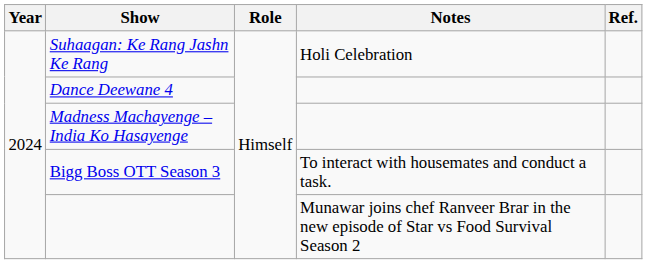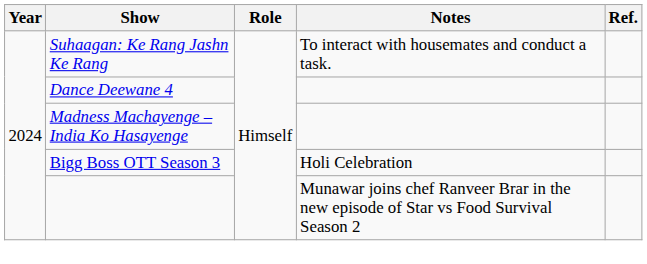(356, 53) Holi Celebration -> (443, 53) To interact with housemates and conduct a task.
(443, 171) To interact with housemates and conduct a task. -> (356, 162) Holi Celebration
